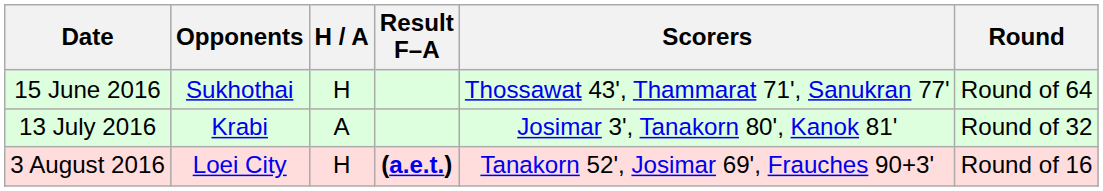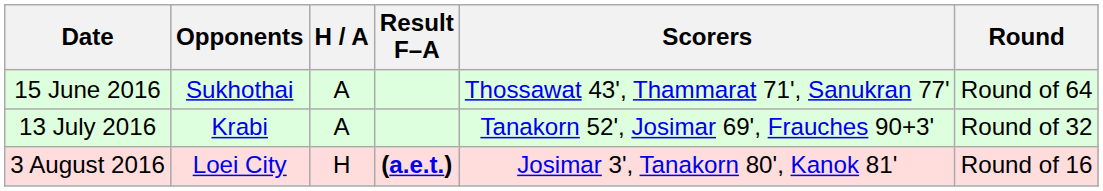(342, 89) H -> (342, 89) A
(707, 127) Josimar 3', Tanakorn 80', Kanok 81' -> (707, 127) Tanakorn 52', Josimar 69', Frauches 90+3'
(707, 165) Tanakorn 52', Josimar 69', Frauches 90+3' -> (707, 165) Josimar 3', Tanakorn 80', Kanok 81'
